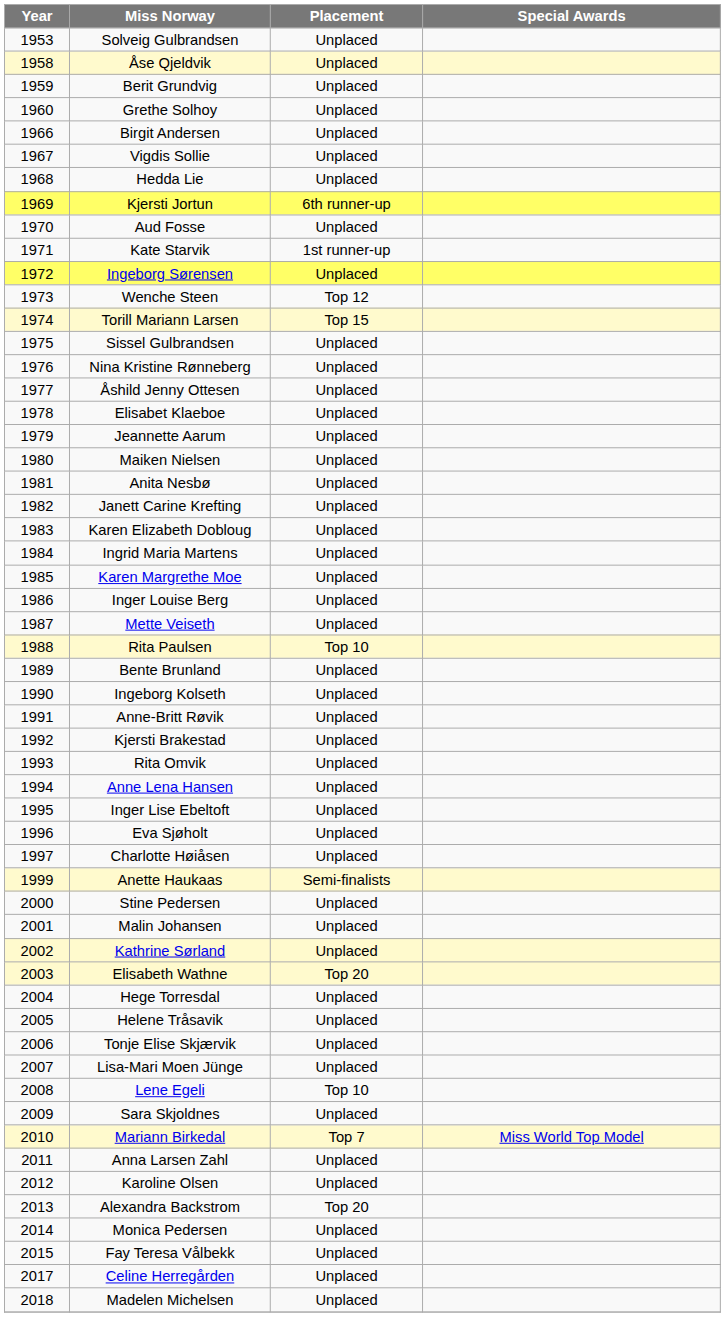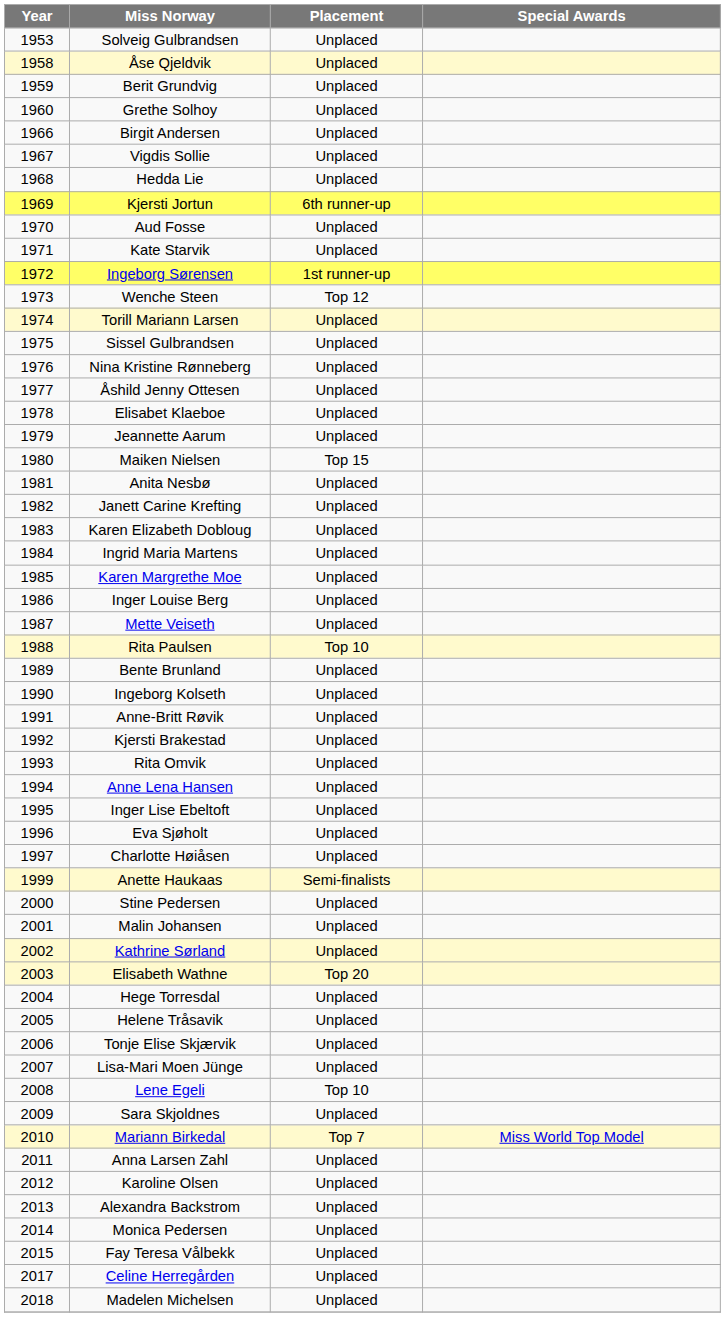(347, 250) 1st runner-up -> (347, 250) Unplaced
(347, 273) Unplaced -> (347, 273) 1st runner-up
(347, 320) Top 15 -> (347, 320) Unplaced
(347, 460) Unplaced -> (347, 460) Top 15
(347, 1207) Top 20 -> (347, 1207) Unplaced
